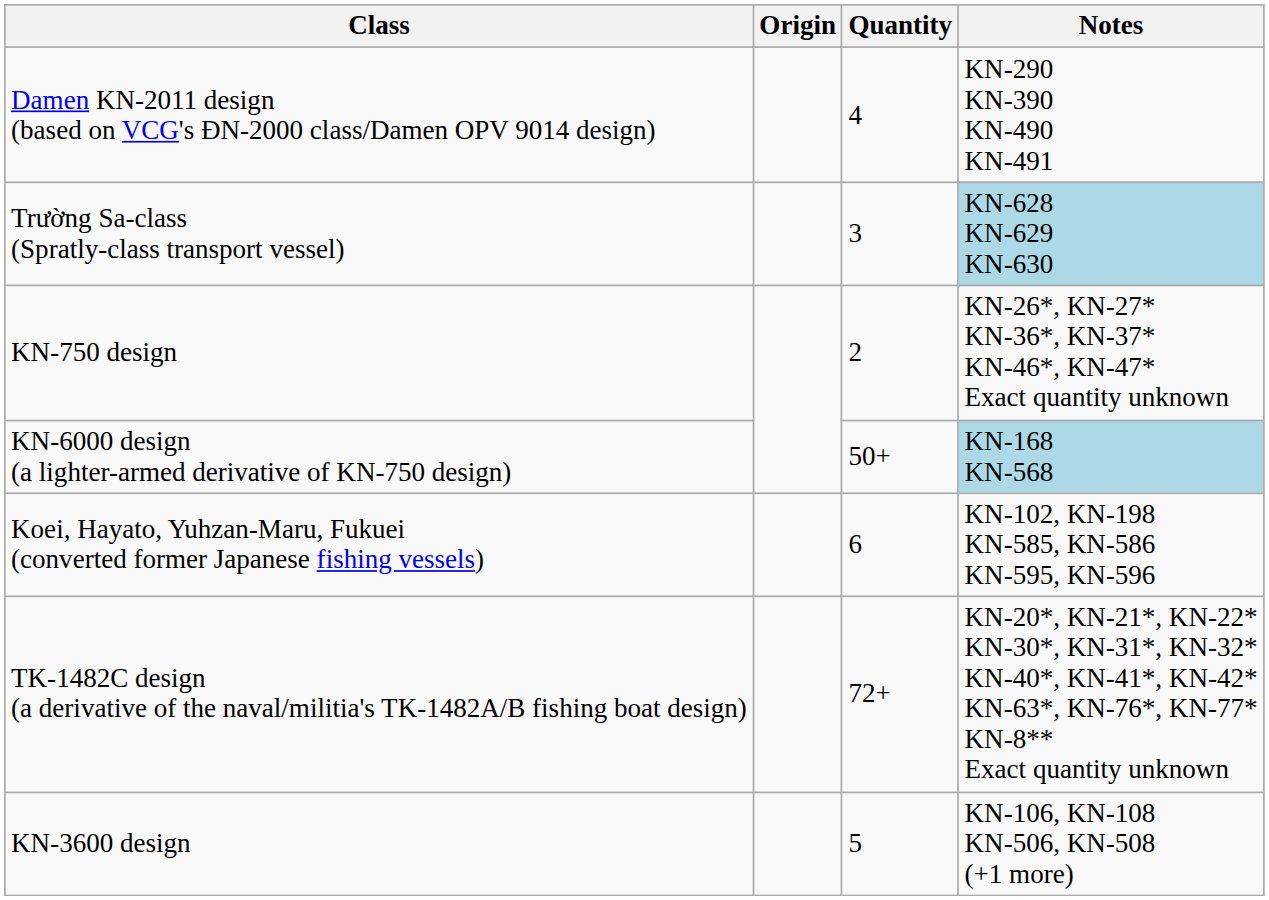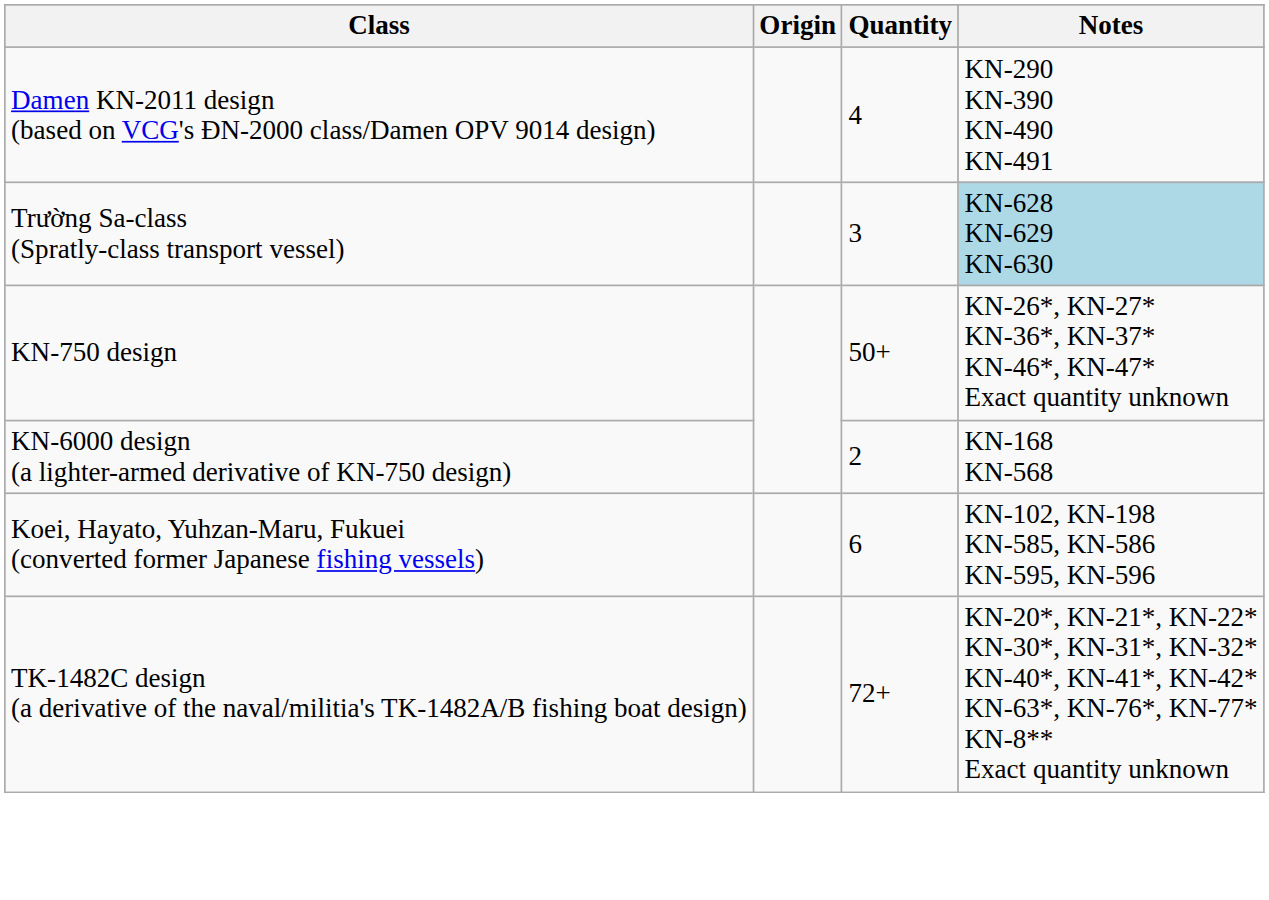(855, 352) 2 -> (870, 352) 50+
(870, 456) 50+ -> (855, 456) 2
(1009, 456) lightblue background -> (1009, 456) no background
- row: (101, 843)
